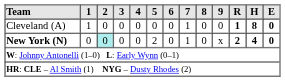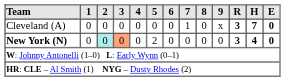(89, 26) 1 -> (89, 26) 0
(221, 26) 0 -> (221, 26) x
(237, 26) 1 -> (237, 26) 3
(254, 26) 8 -> (254, 26) 7
(122, 40) no background -> (122, 40) lightsalmon background
(188, 40) 1 -> (188, 40) 0
(221, 40) x -> (221, 40) 0
(237, 40) 2 -> (237, 40) 3
